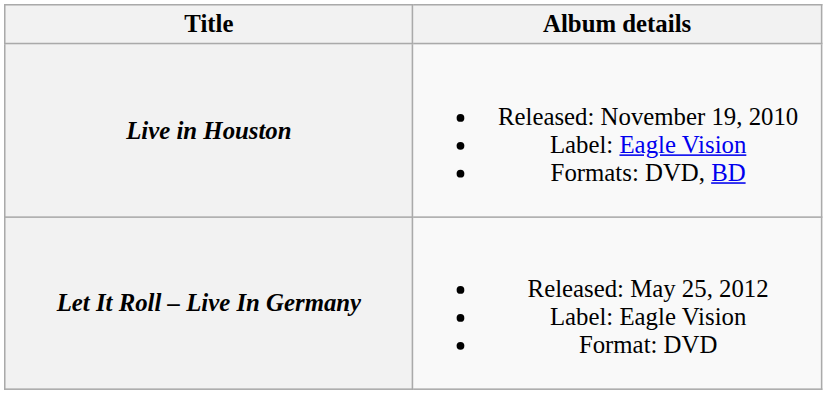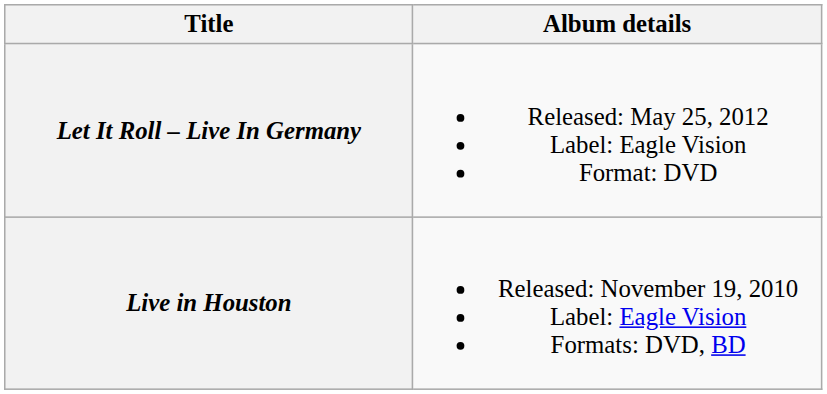rows swapped: (209, 130) <-> (209, 302)
